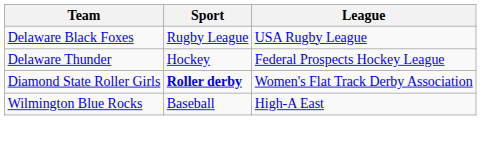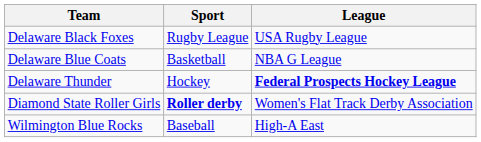+ row: (67, 59)
(350, 59) normal -> (355, 81) bold
